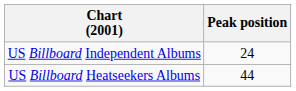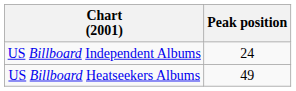(247, 75) 44 -> (247, 75) 49
